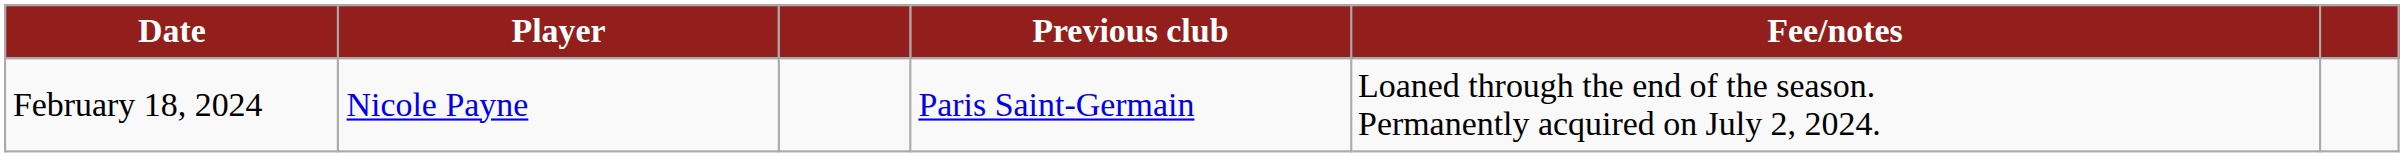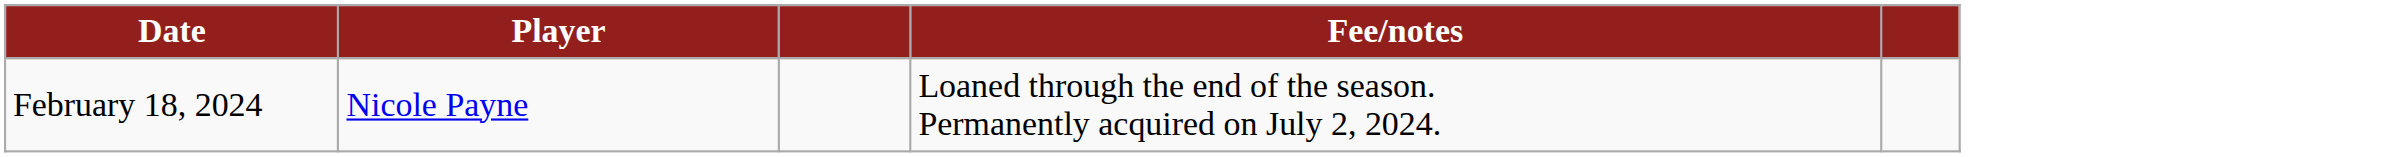- column: (1130, 31)
